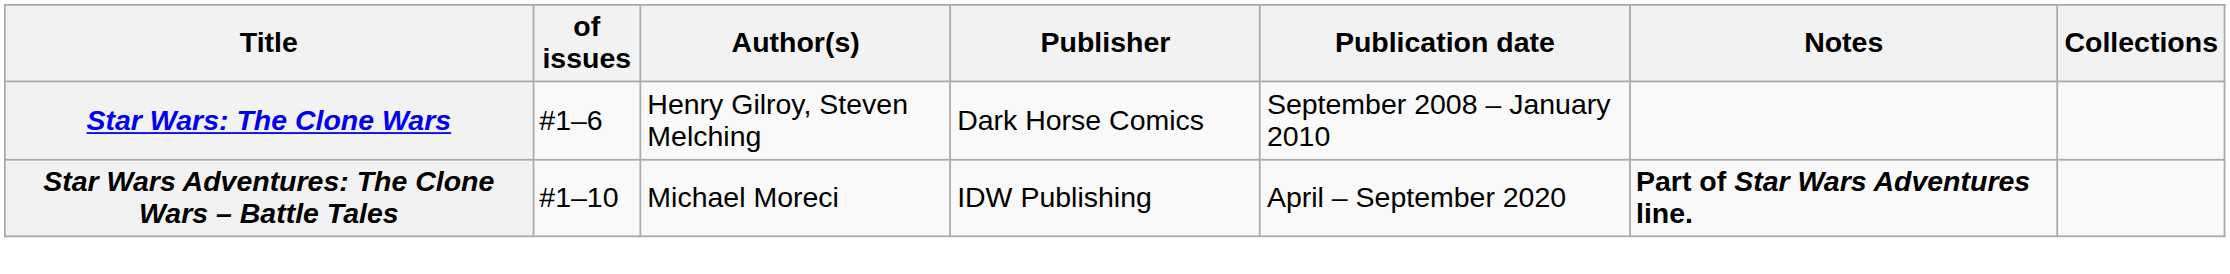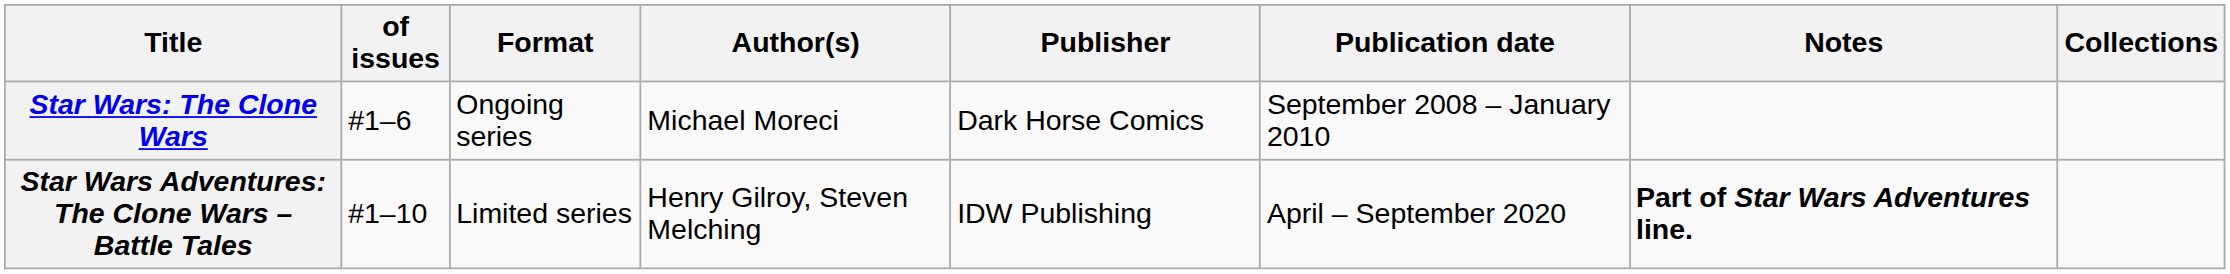+ column: (545, 43)
(778, 120) Henry Gilroy, Steven Melching -> (743, 120) Michael Moreci
(743, 197) Michael Moreci -> (778, 213) Henry Gilroy, Steven Melching
